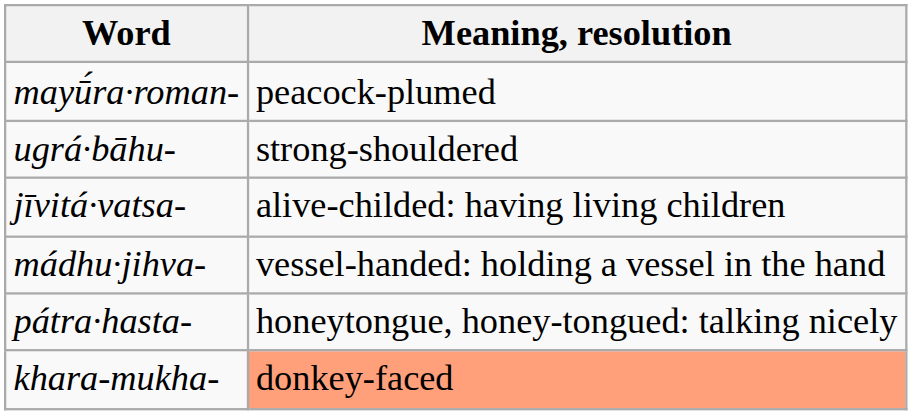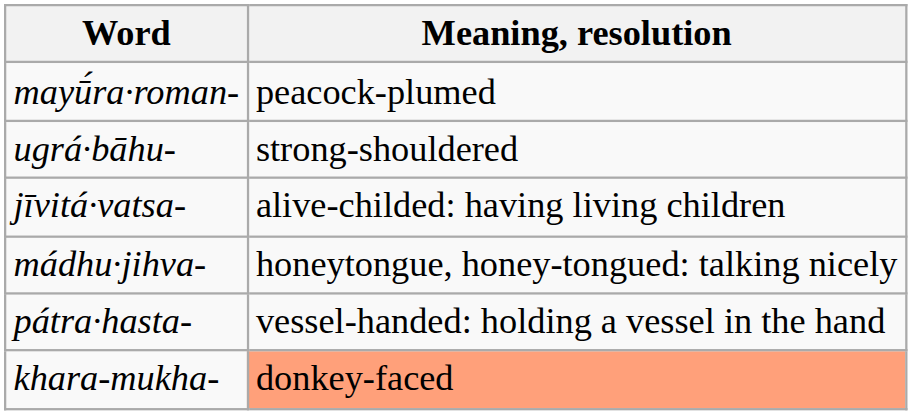(571, 263) vessel-handed: holding a vessel in the hand -> (577, 263) honeytongue, honey-tongued: talking nicely
(577, 321) honeytongue, honey-tongued: talking nicely -> (571, 321) vessel-handed: holding a vessel in the hand
